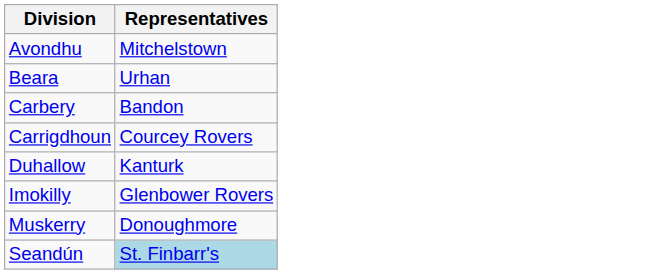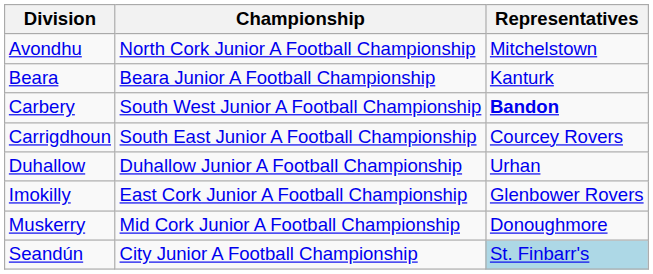+ column: (300, 19)
(145, 78) Urhan -> (522, 78) Kanturk
(152, 107) normal -> (524, 107) bold
(152, 166) Kanturk -> (515, 166) Urhan
